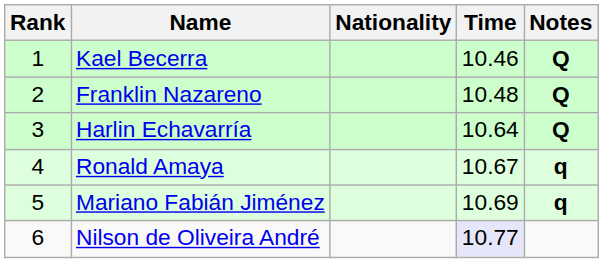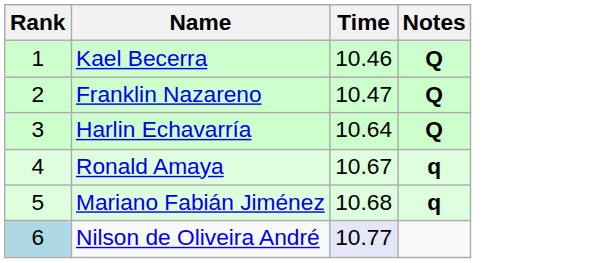- column: (393, 22)
(490, 94) 10.48 -> (364, 94) 10.47
(490, 202) 10.69 -> (364, 202) 10.68
(38, 238) no background -> (38, 238) lightblue background
